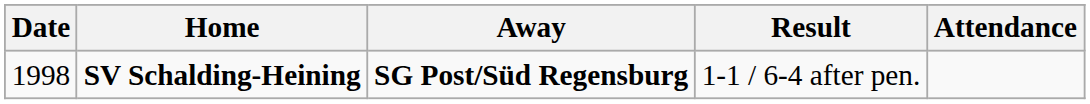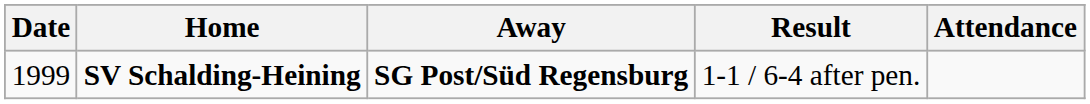(41, 74) 1998 -> (41, 74) 1999
